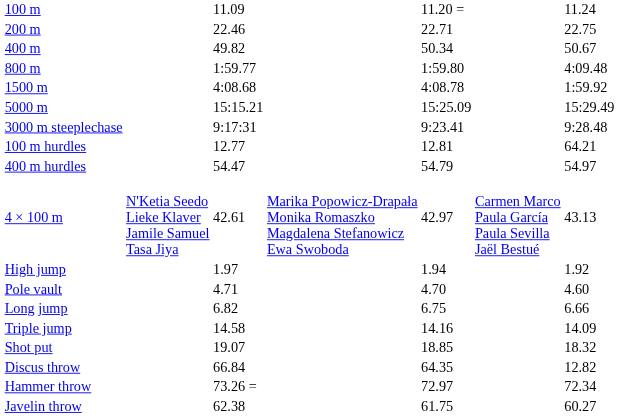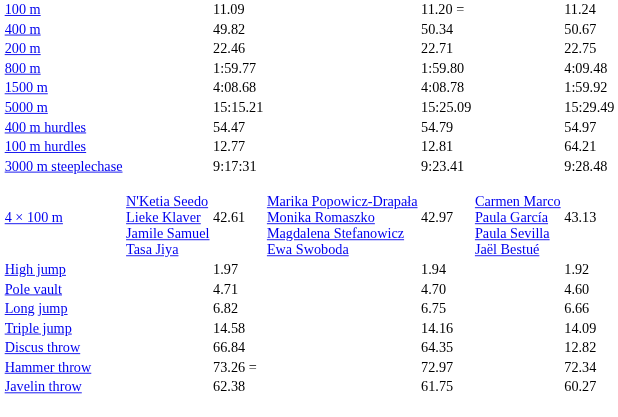rows swapped: (23, 29) <-> (23, 48)
rows swapped: (64, 127) <-> (45, 166)
- row: (29, 347)
